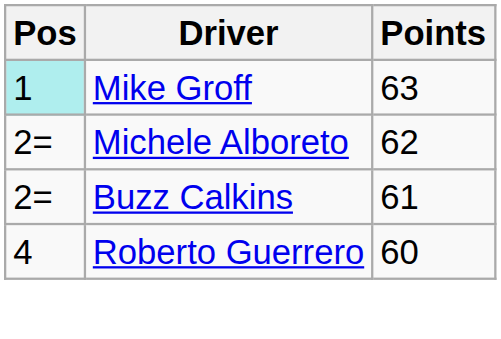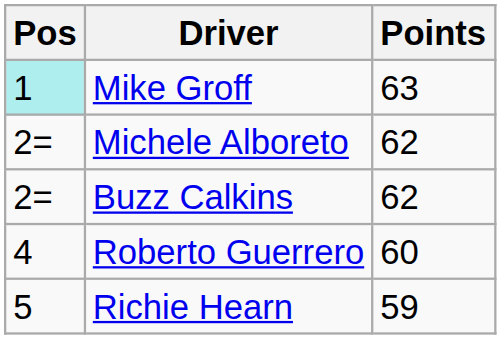(400, 197) 61 -> (400, 197) 62
+ row: (193, 307)
